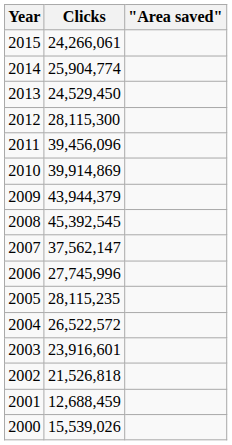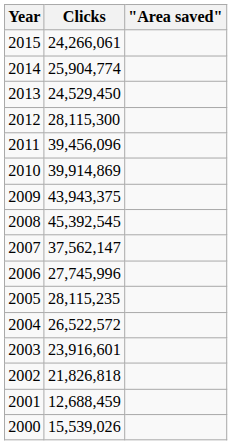(84, 196) 43,944,379 -> (84, 196) 43,943,375
(84, 376) 21,526,818 -> (84, 376) 21,826,818
